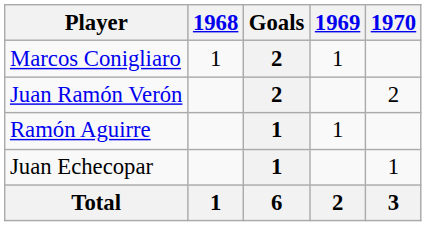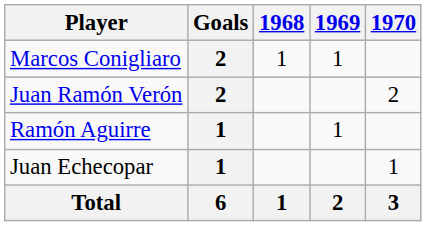columns swapped: (277, 22) <-> (216, 22)
